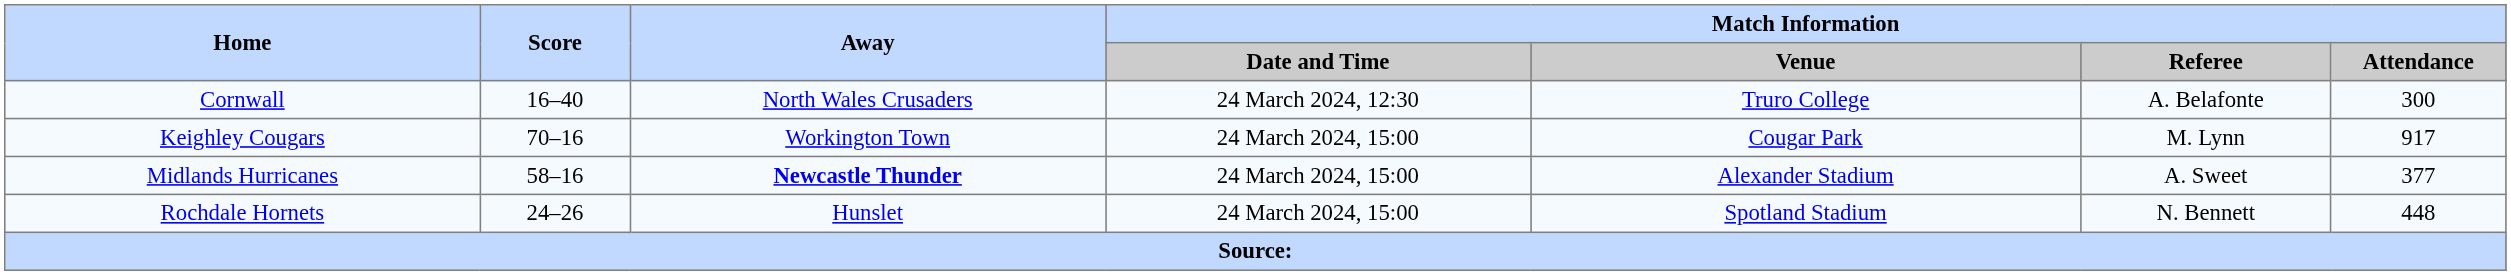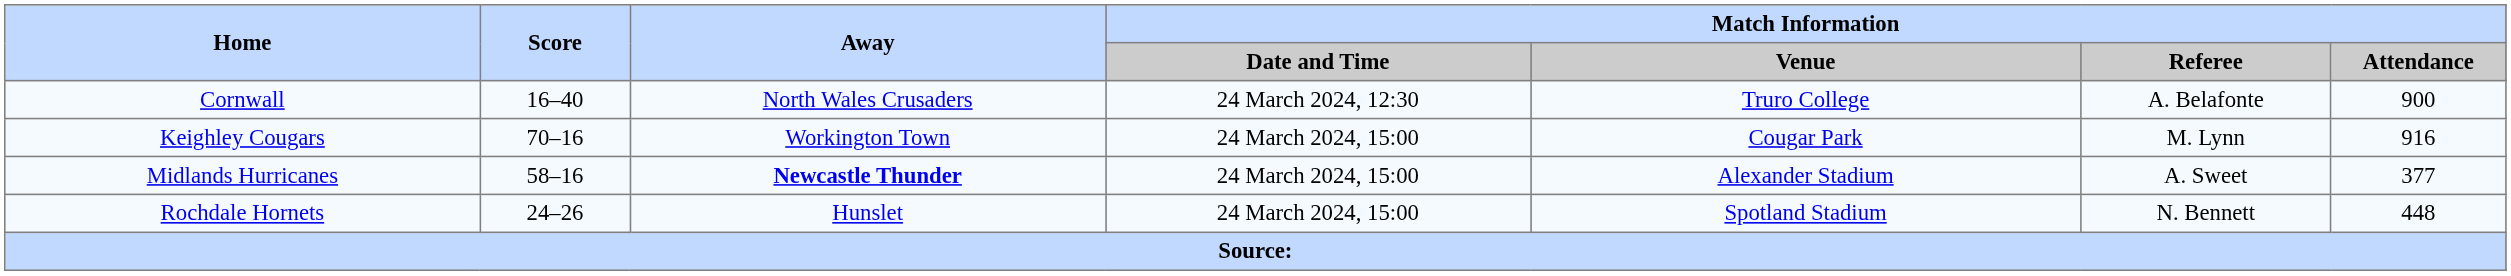(2418, 99) 300 -> (2418, 99) 900
(2418, 137) 917 -> (2418, 137) 916
